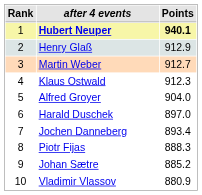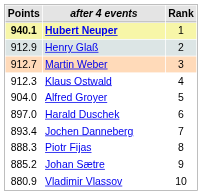columns swapped: (21, 14) <-> (178, 14)
